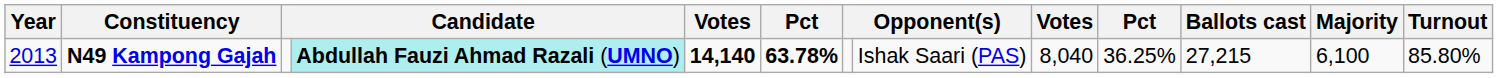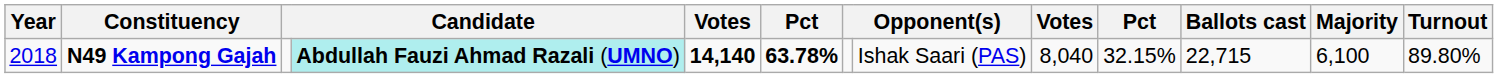(33, 56) 2013 -> (33, 56) 2018
(1139, 56) 36.25% -> (1139, 56) 32.15%
(1218, 56) 27,215 -> (1218, 56) 22,715
(1444, 56) 85.80% -> (1444, 56) 89.80%
